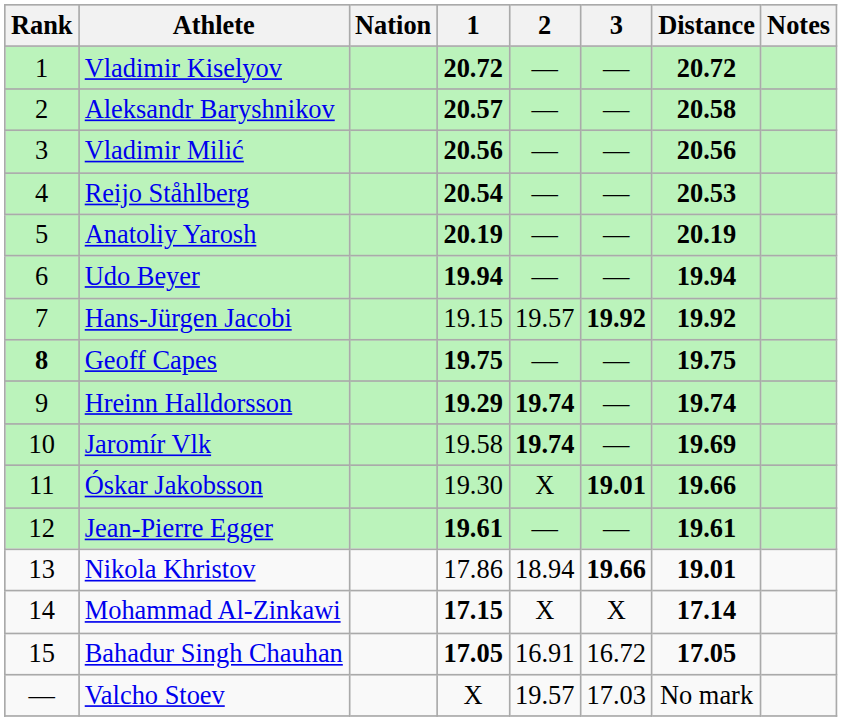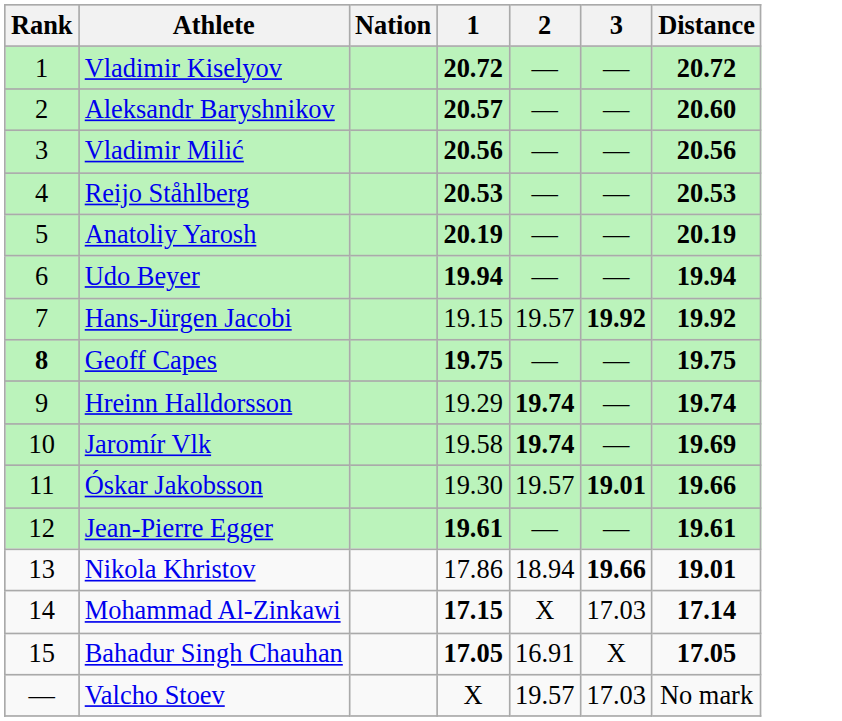- column: (799, 25)
(707, 109) 20.58 -> (707, 109) 20.60
(473, 192) 20.54 -> (473, 192) 20.53
(473, 402) bold -> (473, 402) normal
(545, 485) X -> (545, 485) 19.57
(616, 611) X -> (616, 611) 17.03
(616, 653) 16.72 -> (616, 653) X
